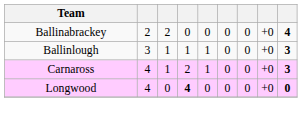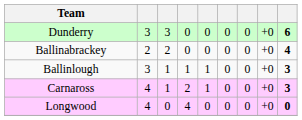+ row: (71, 32)
(187, 87) bold -> (187, 106) normal
